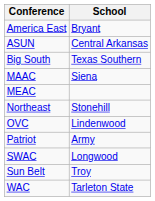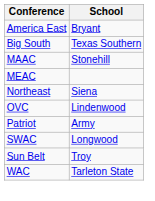- row: (21, 44)
(84, 76) Siena -> (91, 60) Stonehill
(91, 108) Stonehill -> (84, 92) Siena
